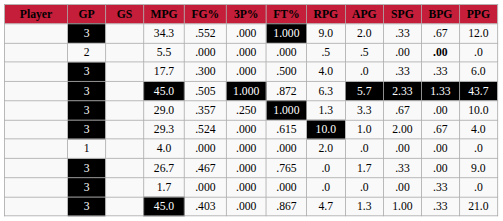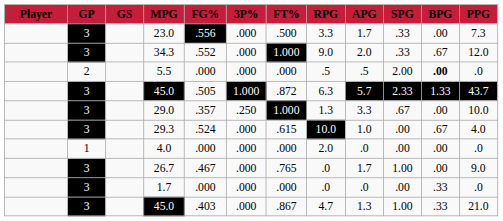+ row: (87, 33)
(402, 52) .00 -> (402, 72) 2.00
- row: (87, 72)
(402, 129) 2.00 -> (402, 129) .00
(402, 168) .33 -> (402, 168) 1.00
